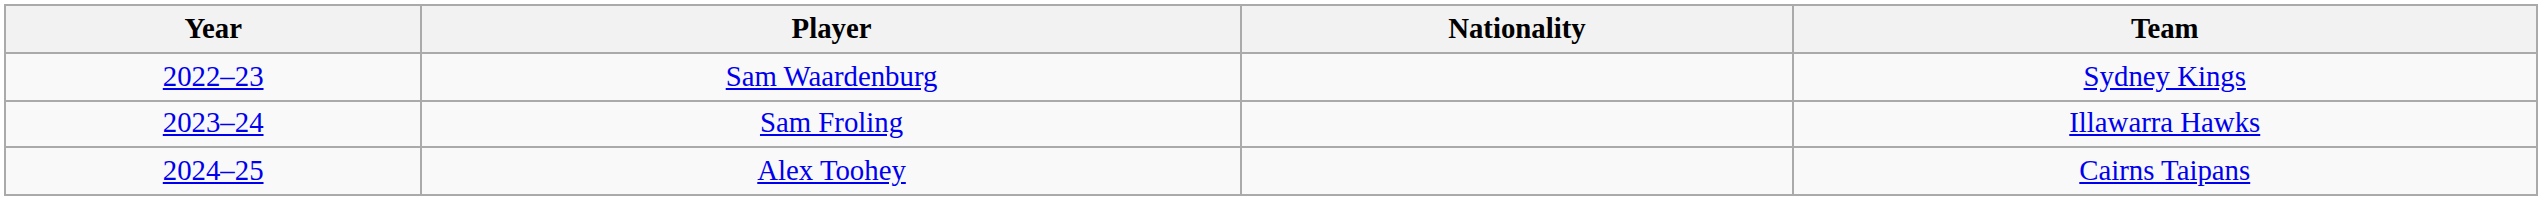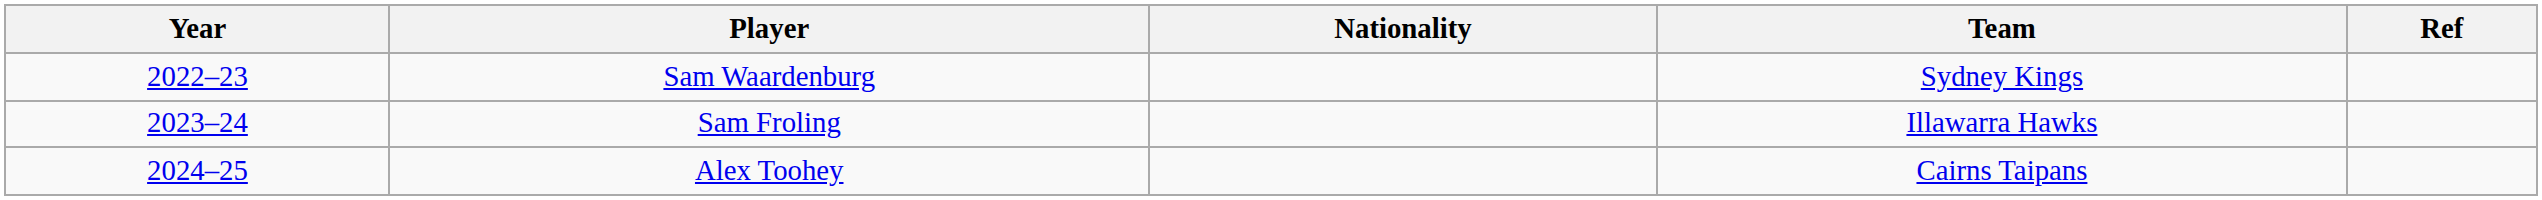+ column: (2442, 28)
